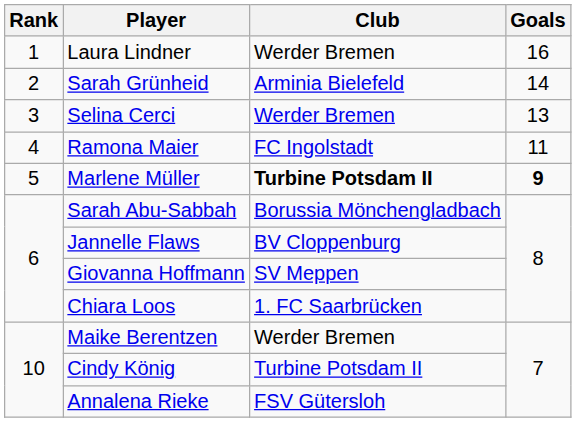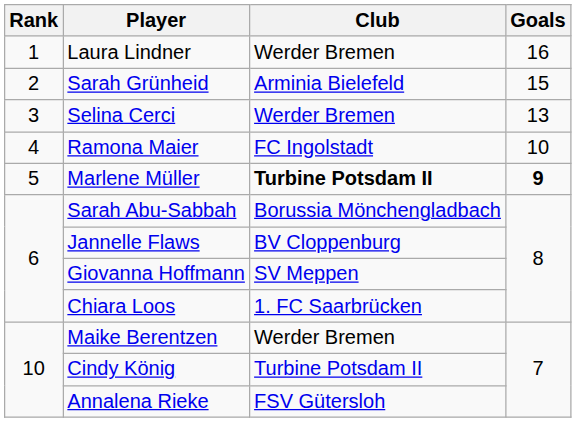(538, 83) 14 -> (538, 83) 15
(538, 147) 11 -> (538, 147) 10
